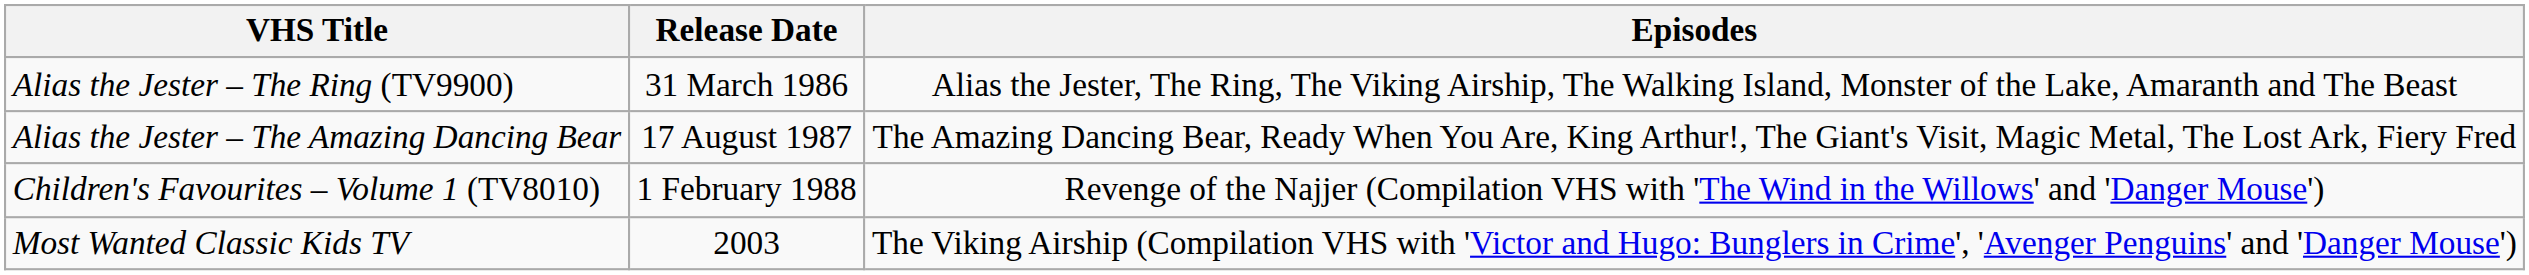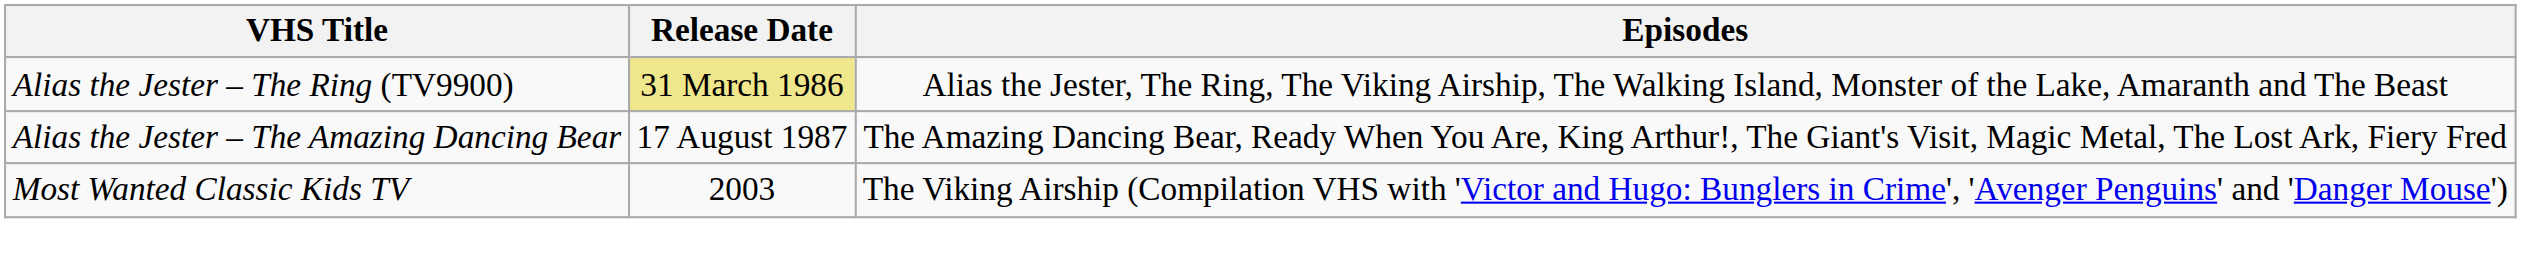(747, 83) no background -> (742, 83) khaki background
- row: (306, 189)
